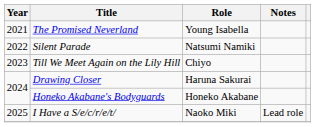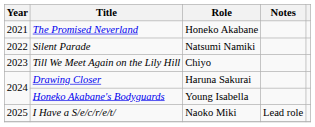(217, 29) Young Isabella -> (222, 29) Honeko Akabane
(222, 96) Honeko Akabane -> (217, 96) Young Isabella
